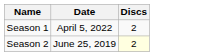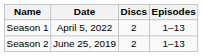+ column: (174, 12)
(134, 43) lightyellow background -> (134, 43) no background
